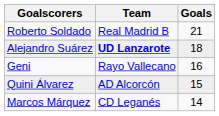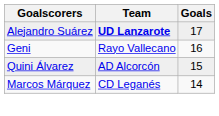- row: (49, 31)
(196, 48) 18 -> (196, 31) 17
